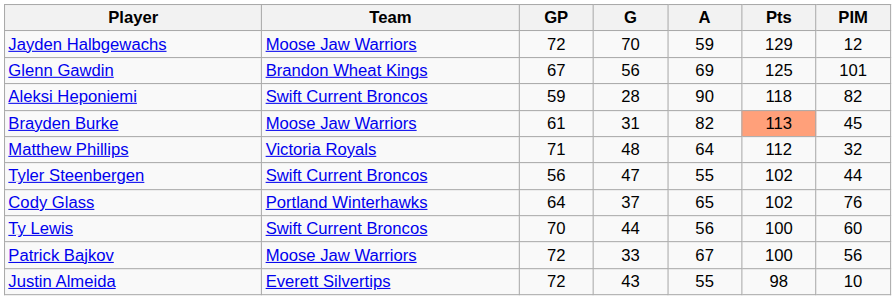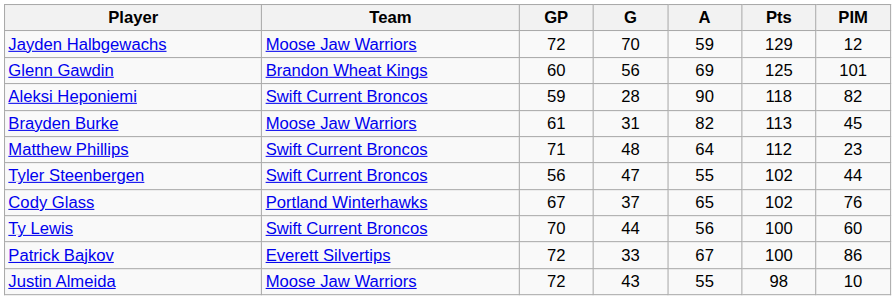(556, 70) 67 -> (556, 70) 60
(779, 123) lightsalmon background -> (779, 123) no background
(321, 149) Victoria Royals -> (347, 149) Swift Current Broncos
(853, 149) 32 -> (853, 149) 23
(556, 202) 64 -> (556, 202) 67
(341, 255) Moose Jaw Warriors -> (328, 255) Everett Silvertips
(853, 255) 56 -> (853, 255) 86
(328, 281) Everett Silvertips -> (341, 281) Moose Jaw Warriors
